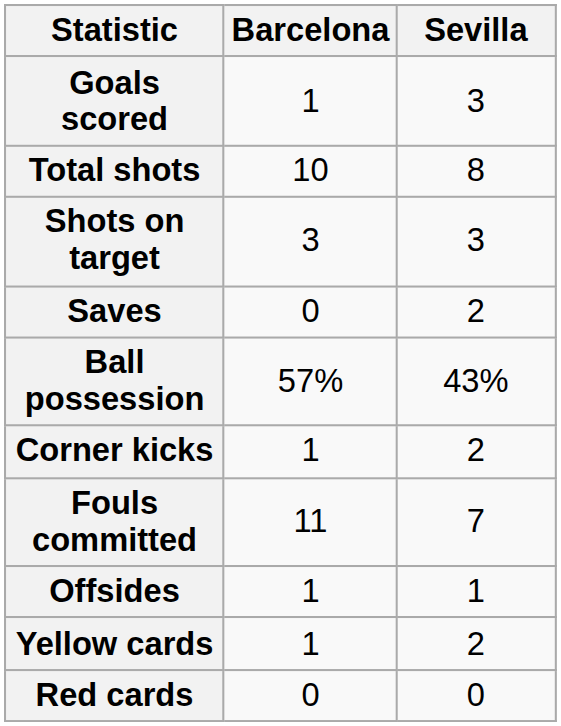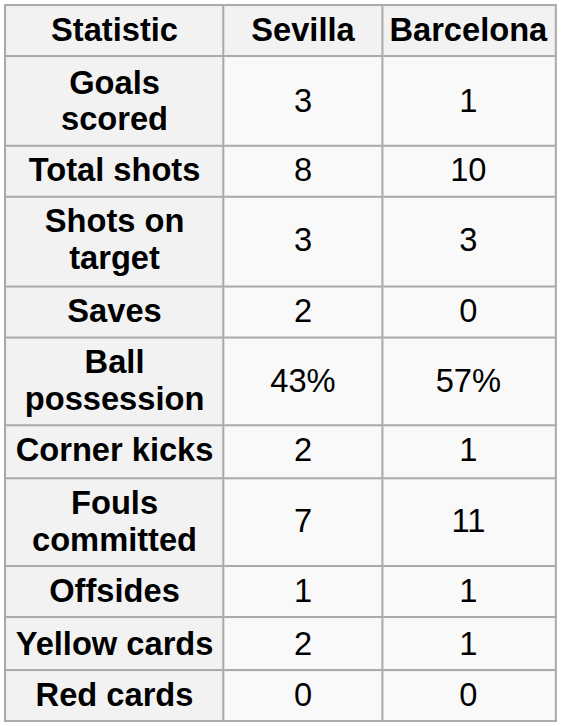columns swapped: (311, 30) <-> (476, 30)
